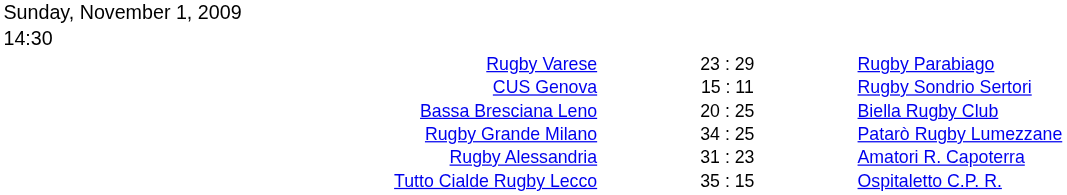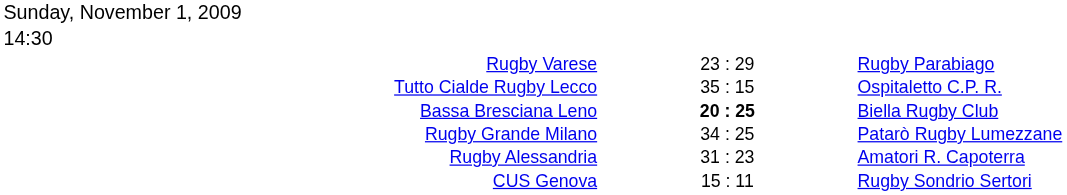rows swapped: (545, 87) <-> (496, 181)
(727, 110) normal -> (727, 110) bold
